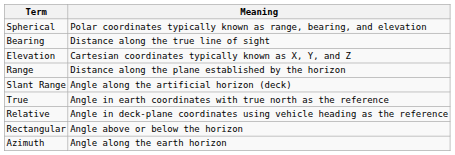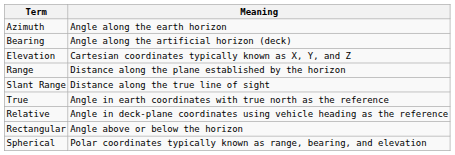rows swapped: (25, 143) <-> (31, 26)
(170, 41) Distance along the true line of sight -> (181, 41) Angle along the artificial horizon (deck)
(181, 85) Angle along the artificial horizon (deck) -> (170, 85) Distance along the true line of sight
